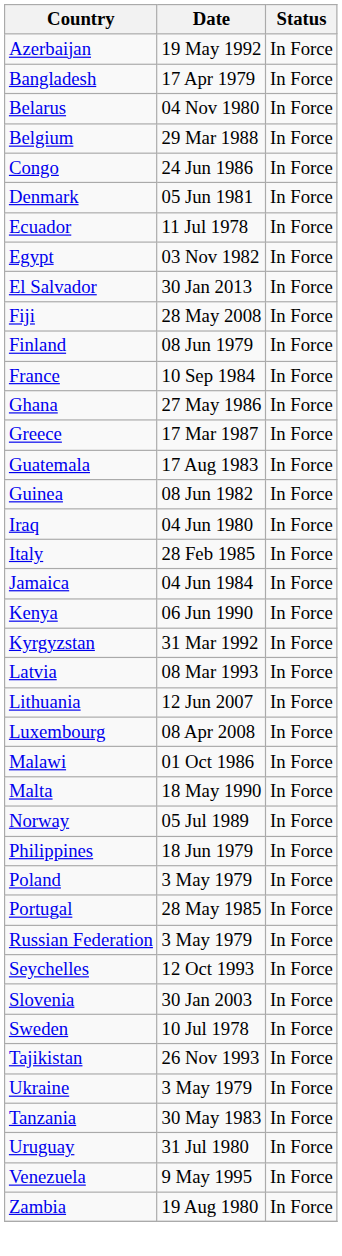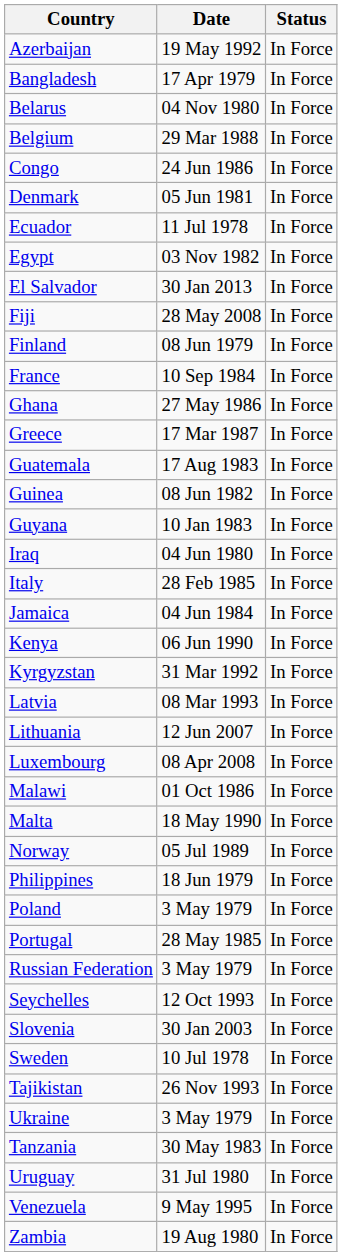+ row: (38, 524)
